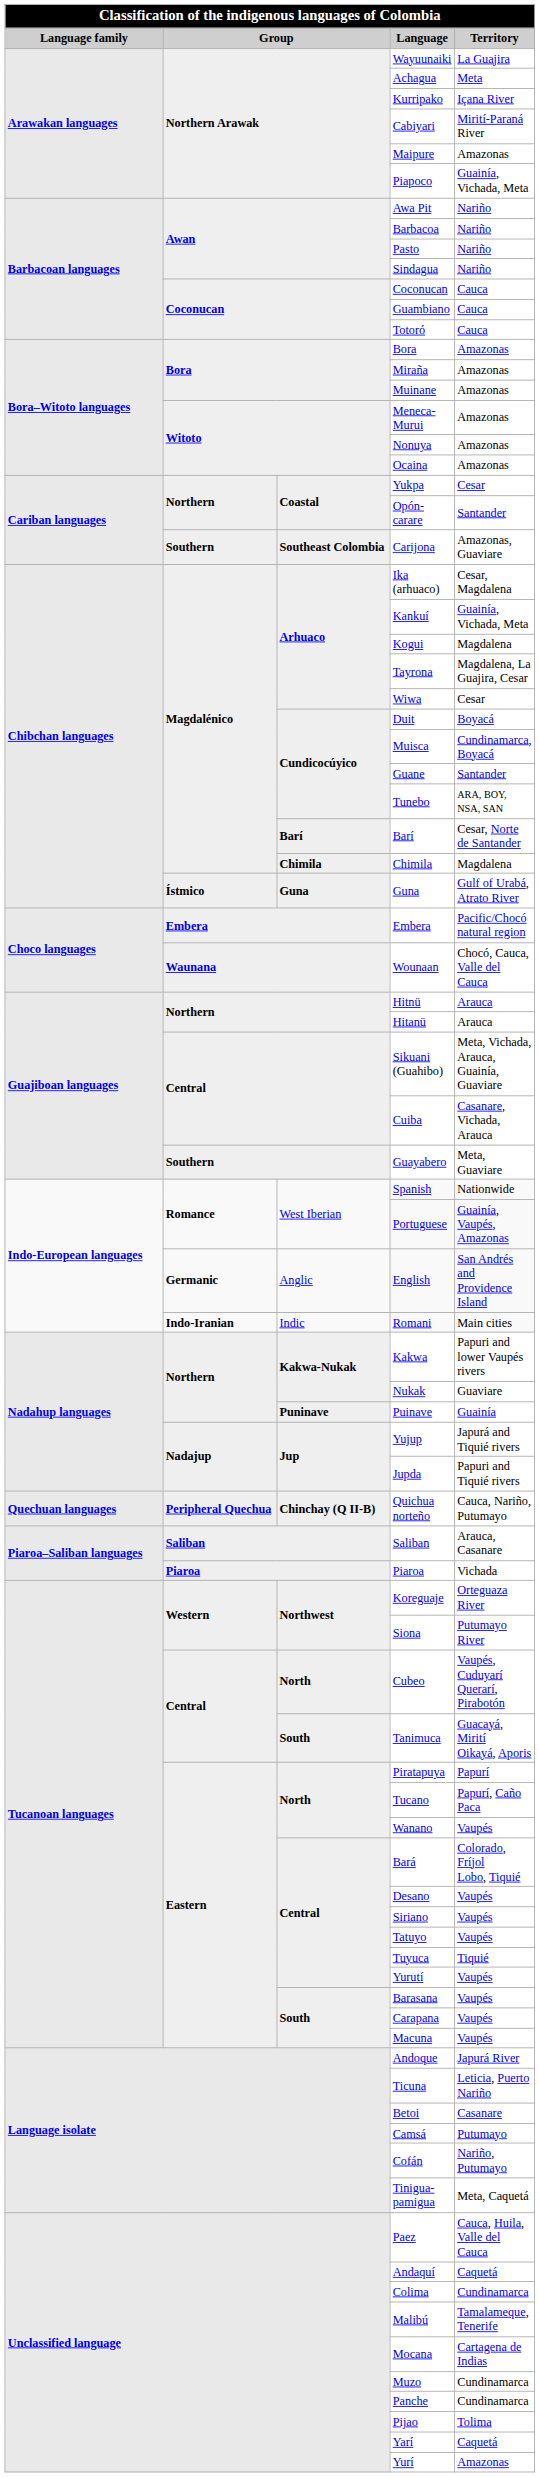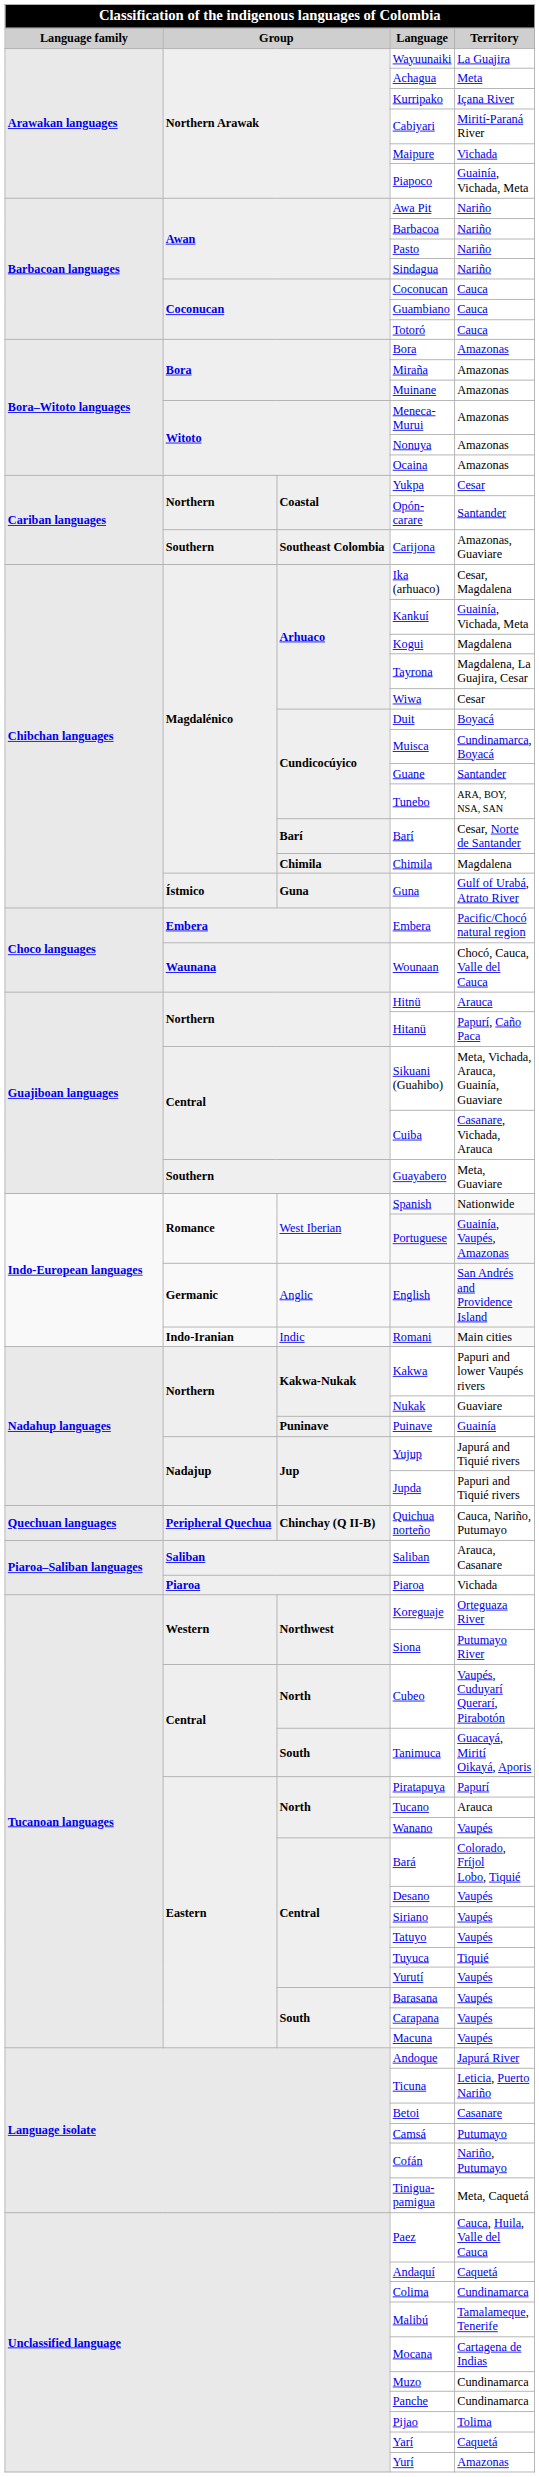(483, 153) Amazonas -> (477, 153) Vichada
(475, 1022) Arauca -> (489, 1029) Papurí, Caño Paca
(489, 1800) Papurí, Caño Paca -> (475, 1807) Arauca
